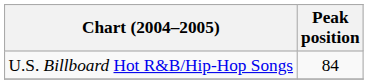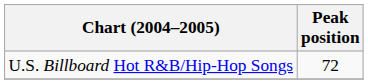(330, 65) 84 -> (330, 65) 72
